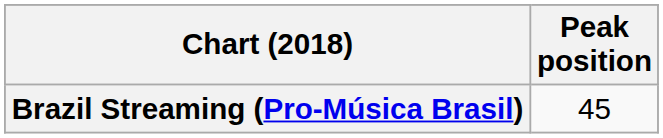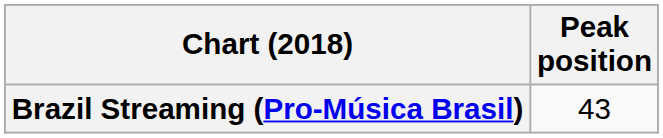(594, 108) 45 -> (594, 108) 43
